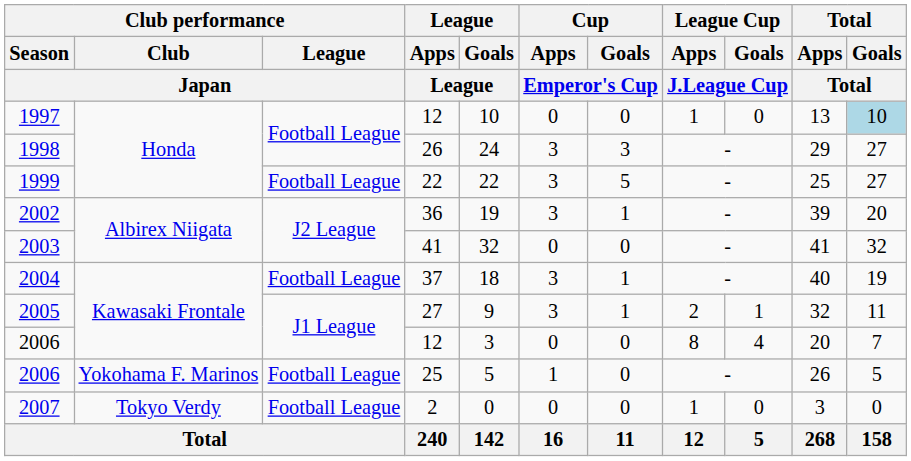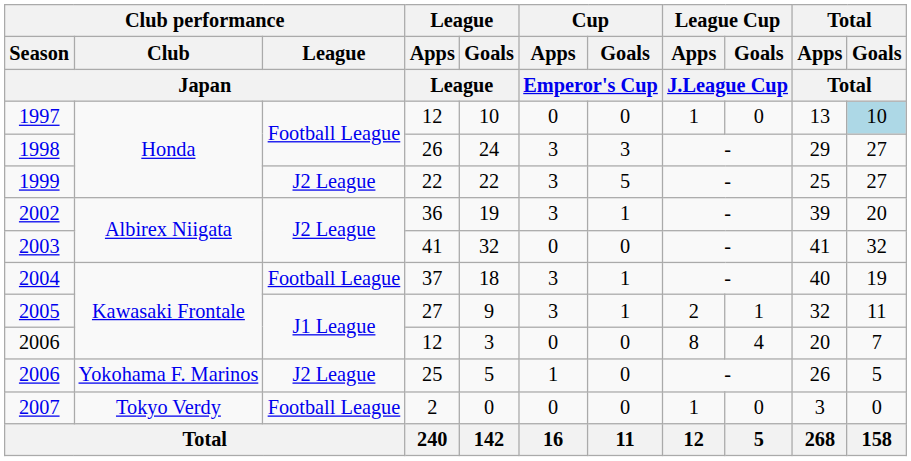(334, 181) Football League -> (334, 181) J2 League
(334, 375) Football League -> (334, 375) J2 League
